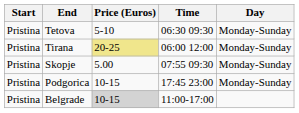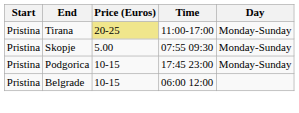- row: (60, 30)
(187, 47) 06:00 12:00 -> (187, 30) 11:00-17:00
(107, 99) lightgrey background -> (107, 82) no background
(187, 99) 11:00-17:00 -> (187, 82) 06:00 12:00
